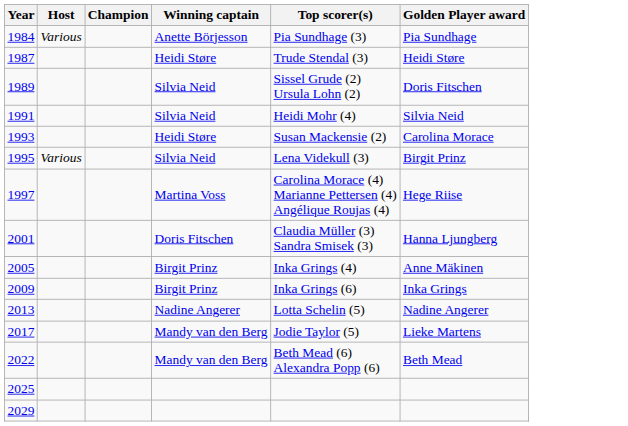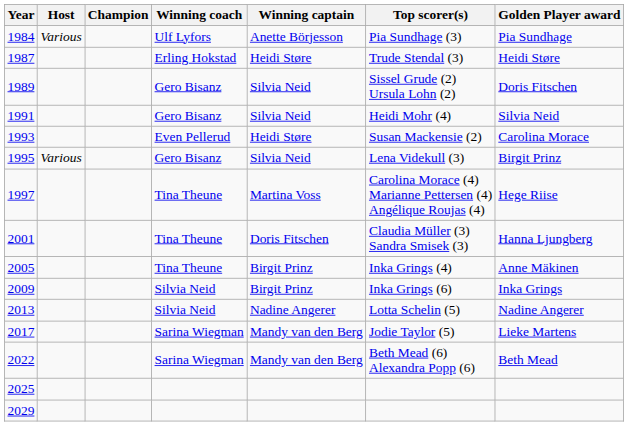+ column: (199, 15)
